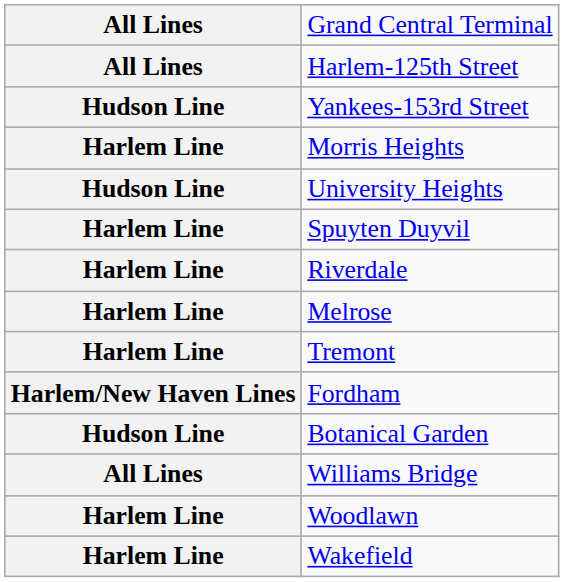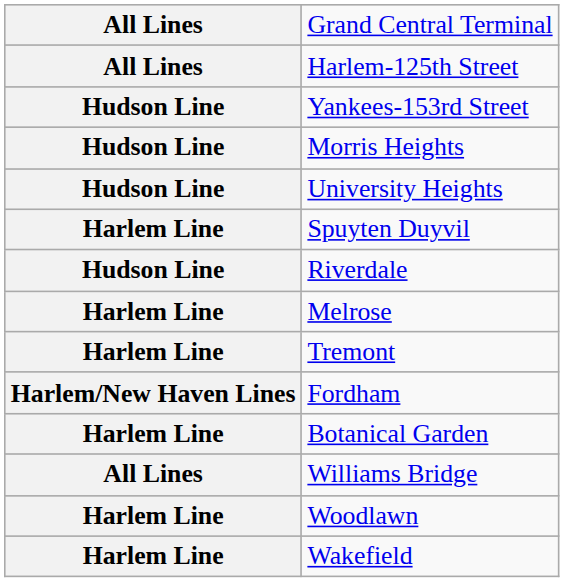(153, 147) Harlem Line -> (153, 147) Hudson Line
(153, 270) Harlem Line -> (153, 270) Hudson Line
(153, 433) Hudson Line -> (153, 433) Harlem Line
